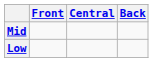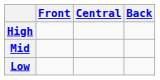+ row: (20, 31)
